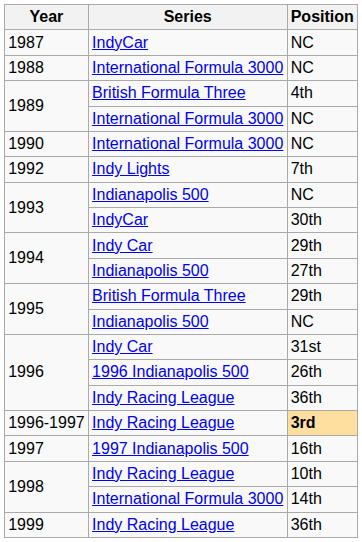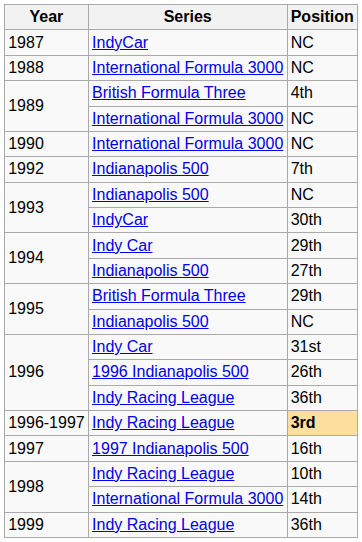(131, 169) Indy Lights -> (150, 169) Indianapolis 500
